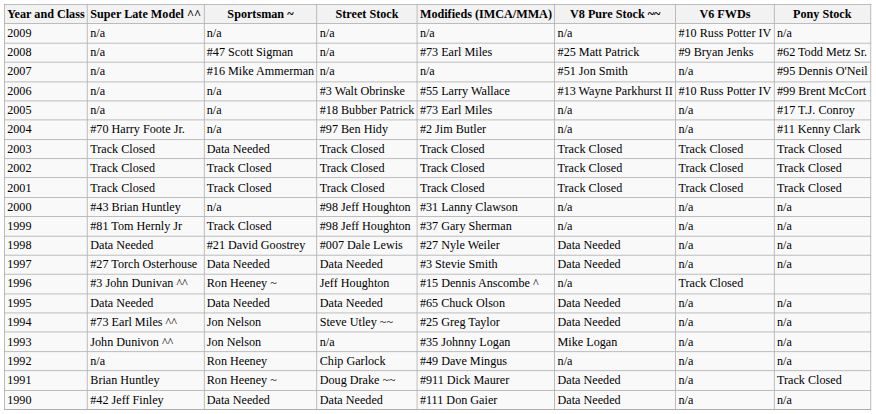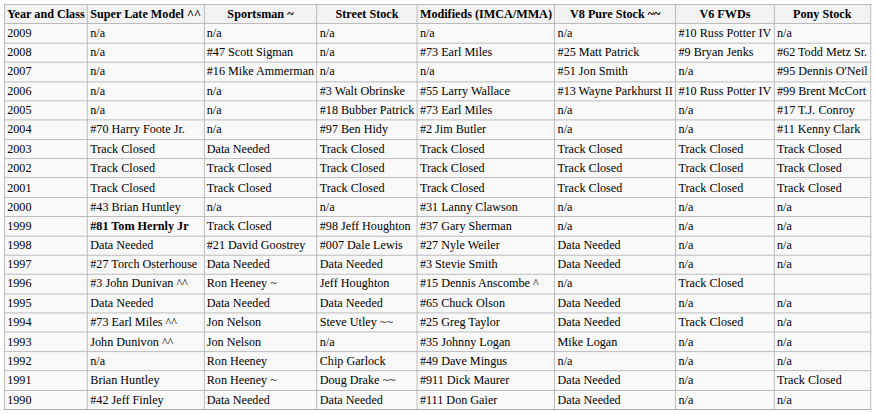(365, 206) #98 Jeff Houghton -> (327, 206) n/a
(136, 226) normal -> (139, 226) bold
(686, 322) n/a -> (711, 322) Track Closed
